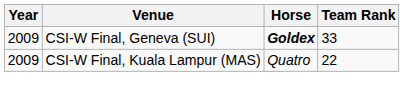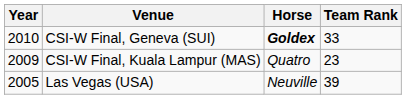(23, 37) 2009 -> (23, 37) 2010
(329, 60) 22 -> (332, 60) 23
+ row: (100, 82)
